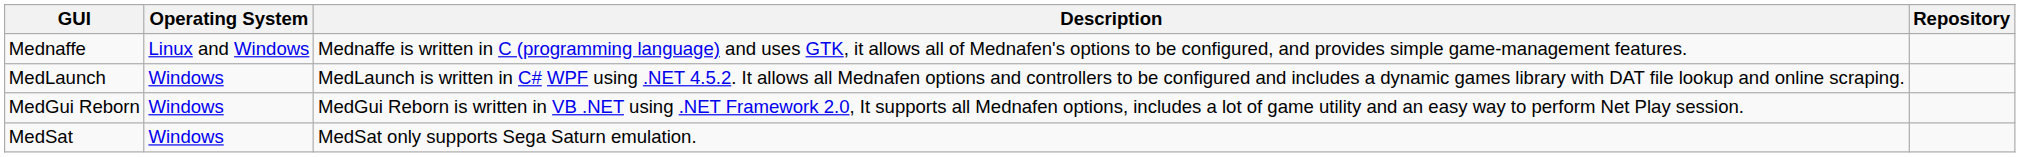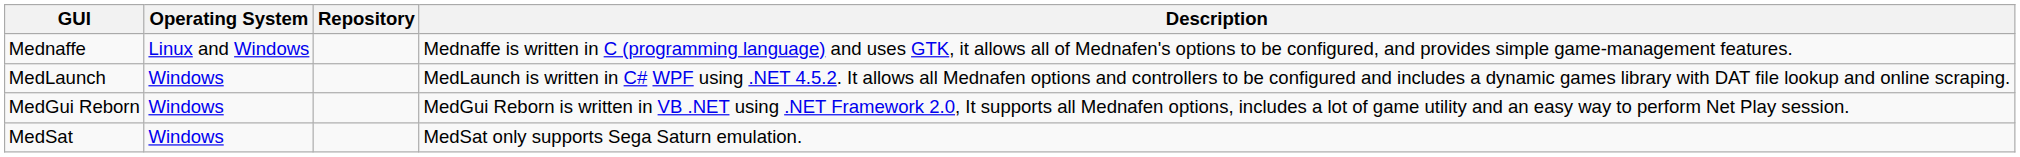columns swapped: (1111, 19) <-> (1962, 19)
